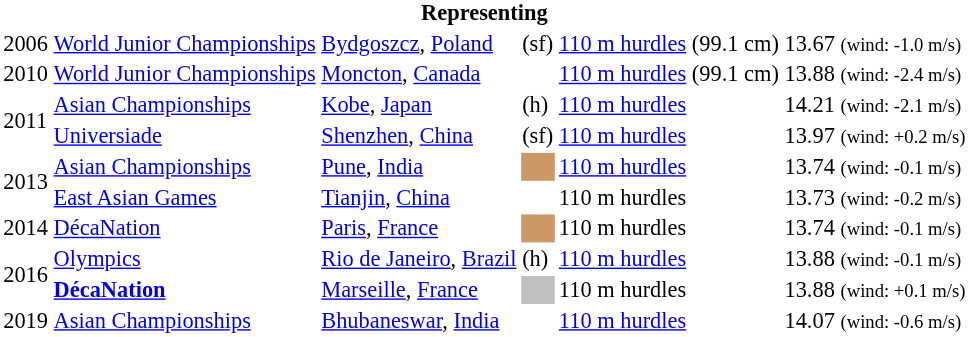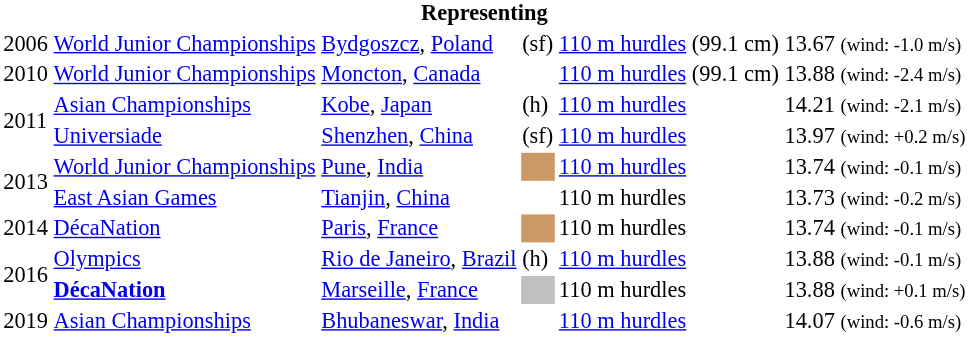(152, 166) Asian Championships -> (185, 166) World Junior Championships
